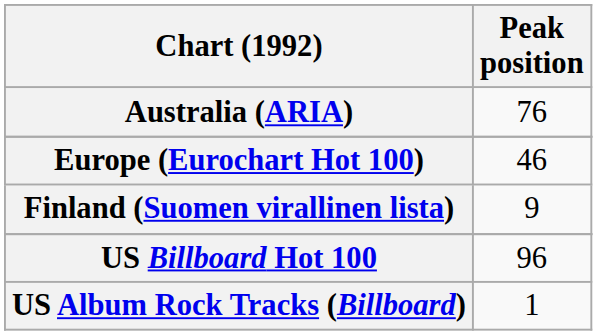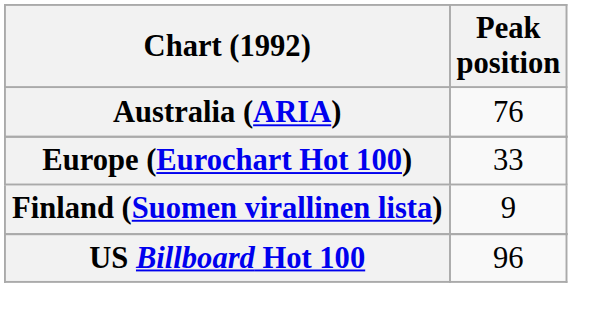(532, 160) 46 -> (508, 160) 33
- row: (239, 305)
